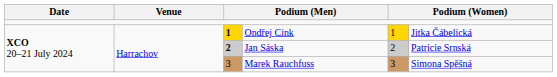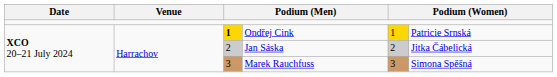(441, 32) Jitka Čábelická -> (441, 32) Patricie Srnská
(228, 48) bold -> (228, 48) normal
(441, 48) Patricie Srnská -> (441, 48) Jitka Čábelická
